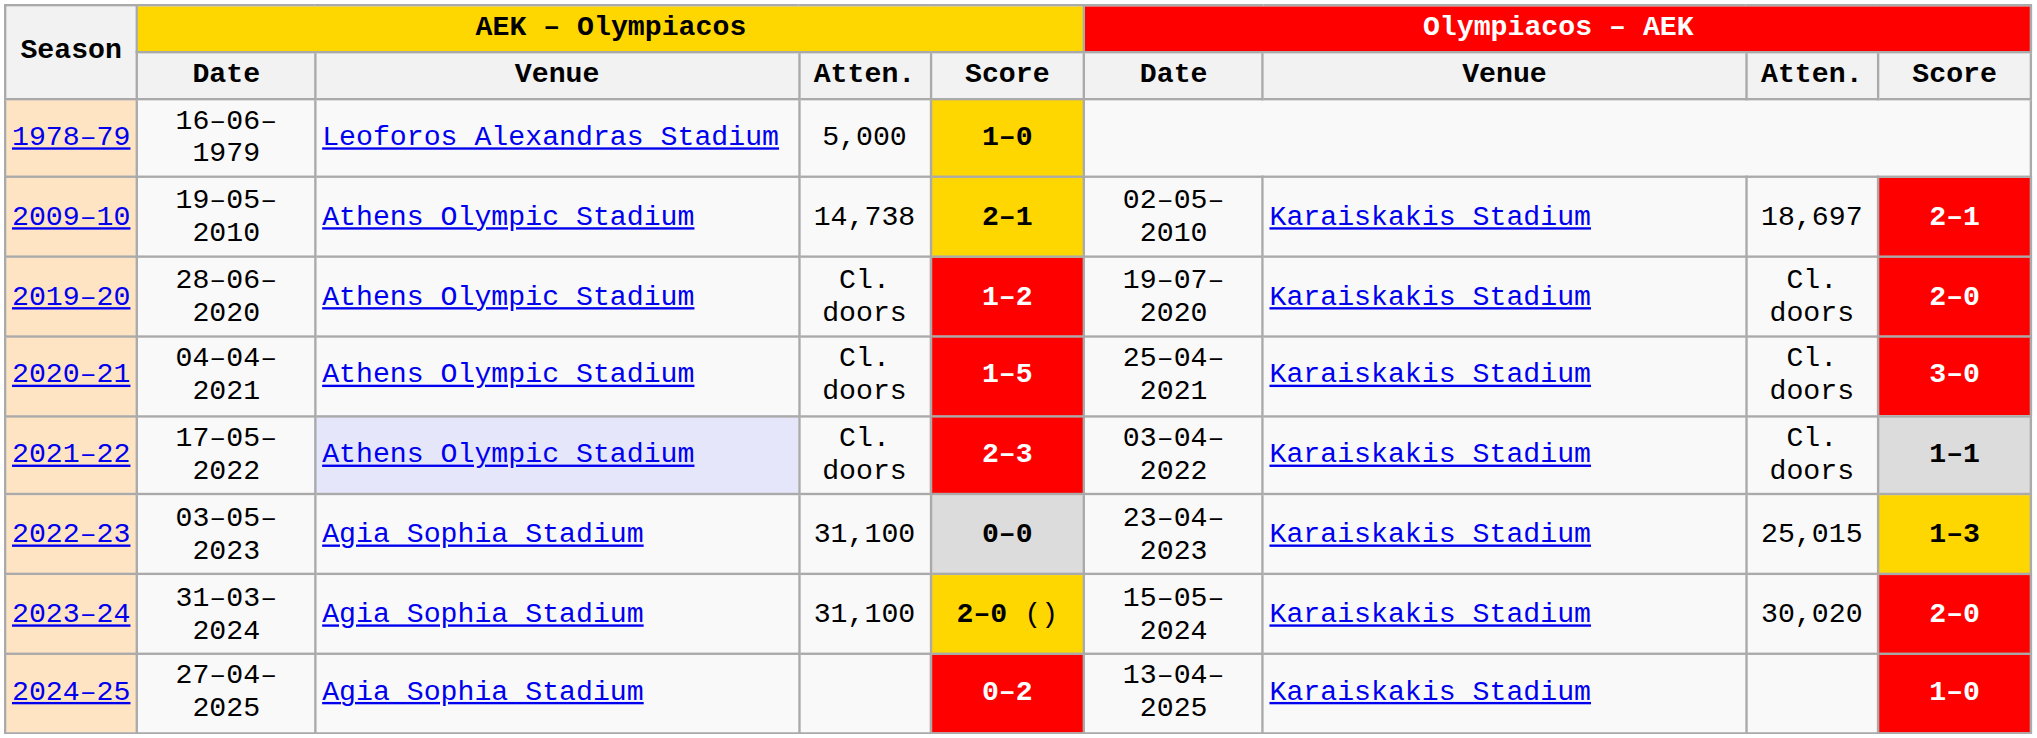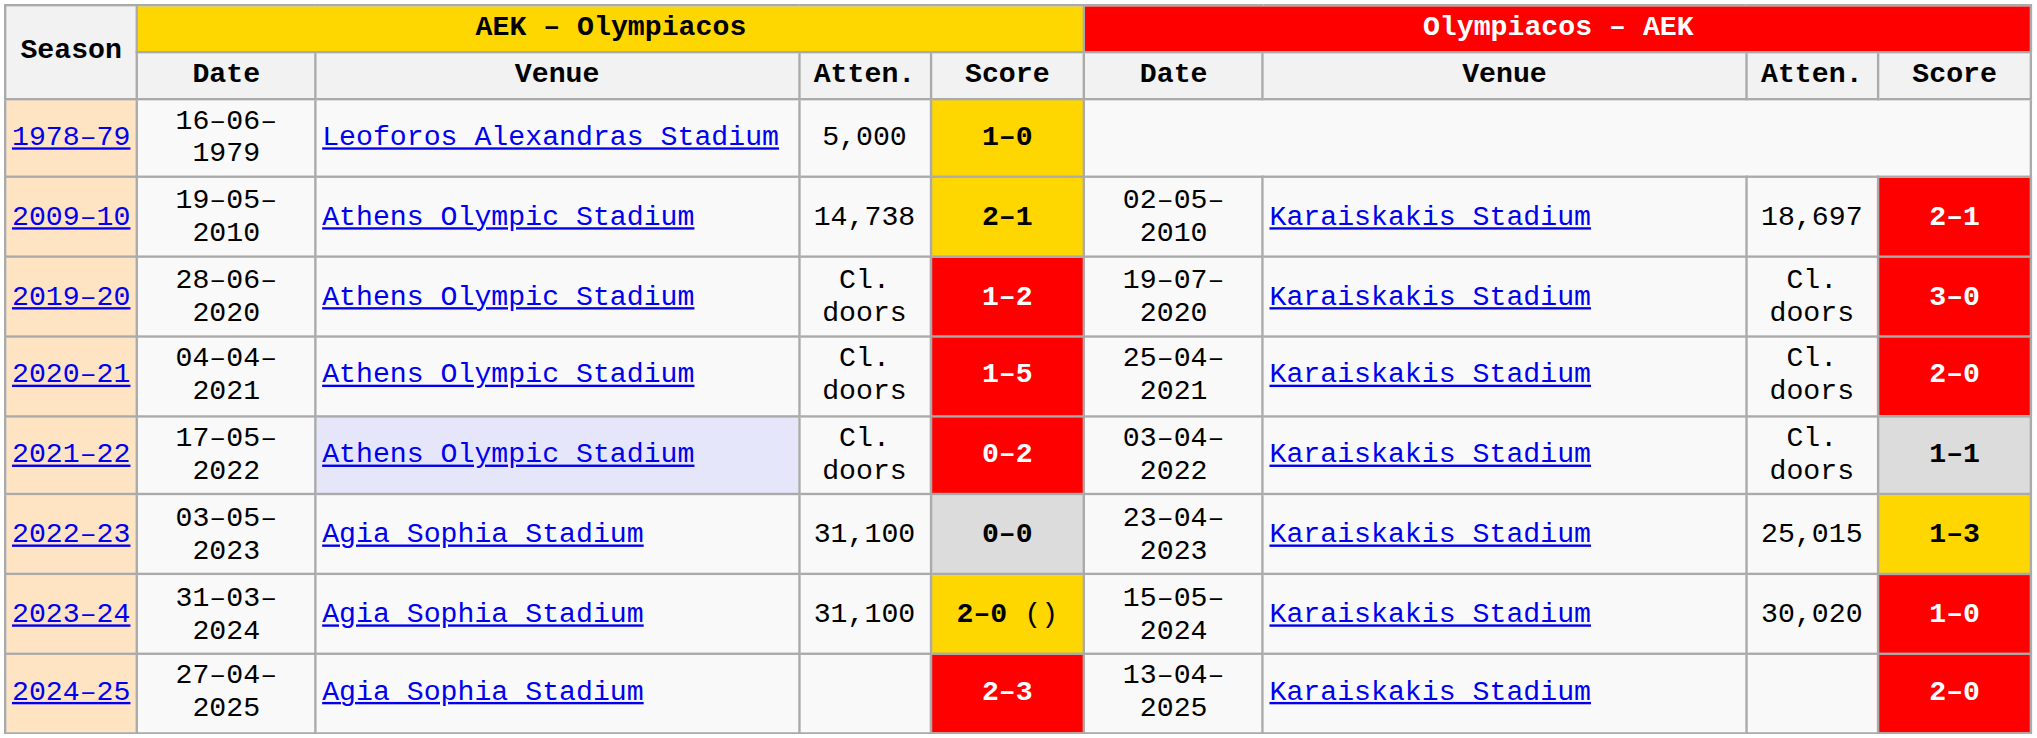(1955, 297) 2–0 -> (1955, 297) 3–0
(1955, 376) 3–0 -> (1955, 376) 2–0
(1007, 455) 2–3 -> (1007, 455) 0–2
(1955, 614) 2–0 -> (1955, 614) 1–0
(1007, 694) 0–2 -> (1007, 694) 2–3
(1955, 694) 1–0 -> (1955, 694) 2–0
